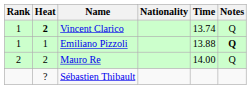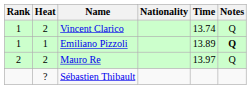(45, 28) bold -> (45, 28) normal
(204, 44) 13.88 -> (204, 44) 13.89
(204, 60) 14.00 -> (204, 60) 13.97
